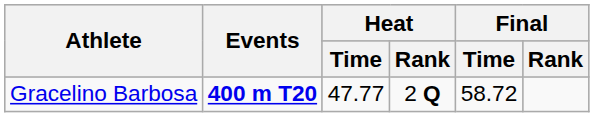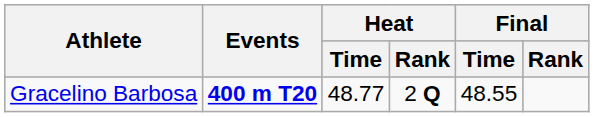(356, 94) 47.77 -> (356, 94) 48.77
(489, 94) 58.72 -> (489, 94) 48.55
